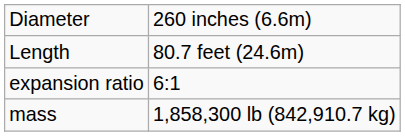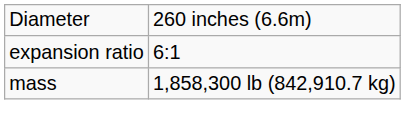- row: (40, 51)
